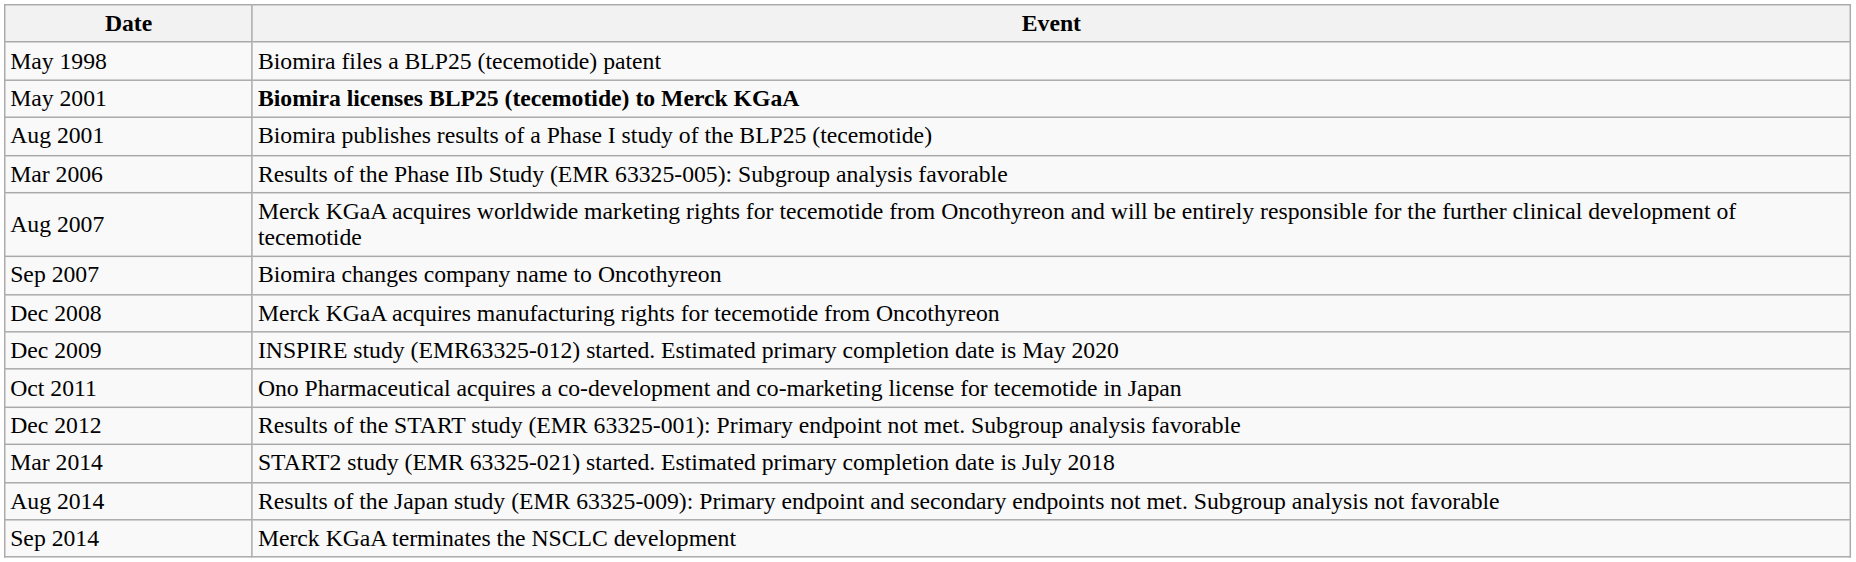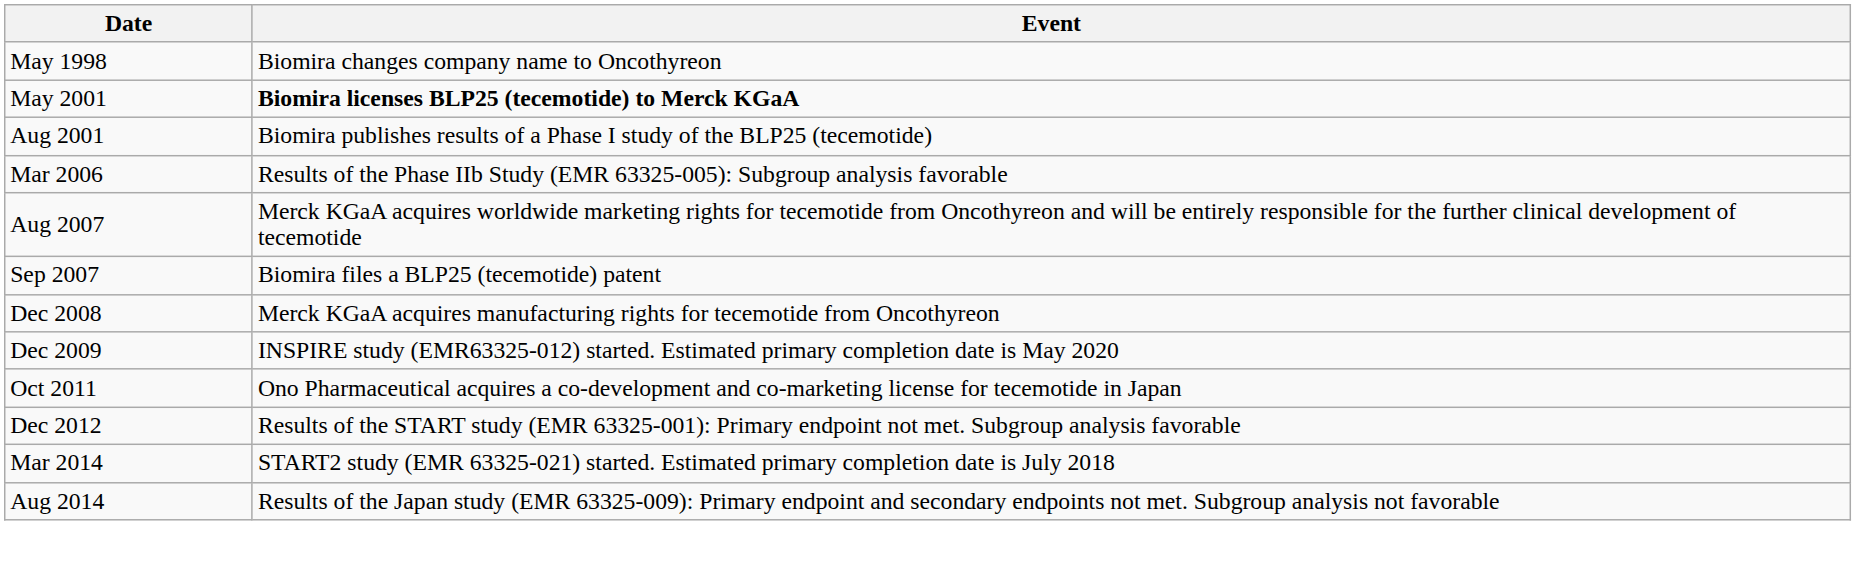(459, 60) Biomira files a BLP25 (tecemotide) patent -> (490, 60) Biomira changes company name to Oncothyreon
(490, 275) Biomira changes company name to Oncothyreon -> (459, 275) Biomira files a BLP25 (tecemotide) patent
- row: (55, 538)
